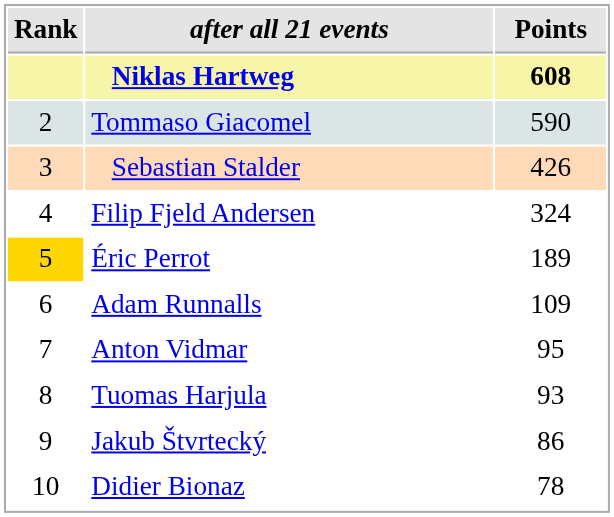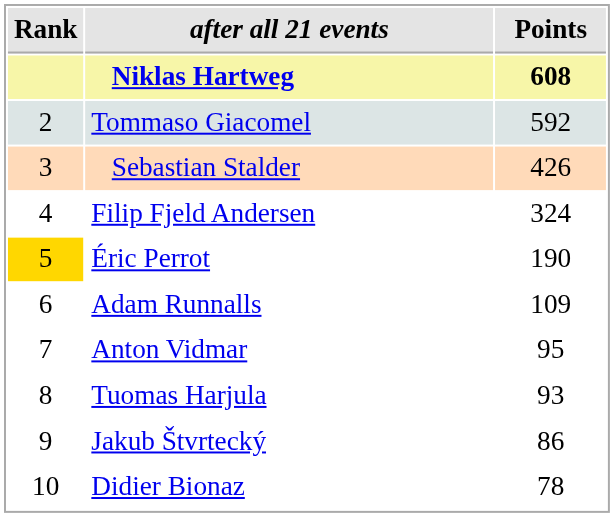(551, 122) 590 -> (551, 122) 592
(551, 258) 189 -> (551, 258) 190
